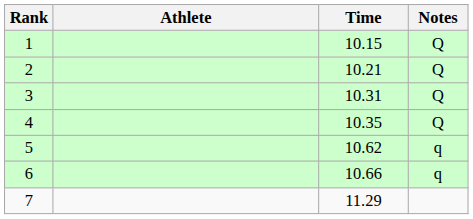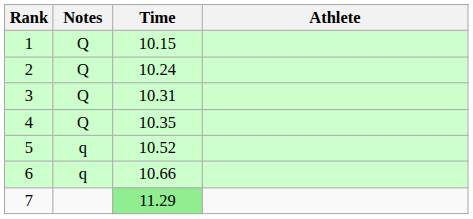columns swapped: (186, 17) <-> (438, 17)
(363, 69) 10.21 -> (157, 69) 10.24
(363, 148) 10.62 -> (157, 148) 10.52
(363, 200) no background -> (157, 200) lightgreen background
